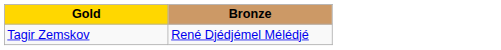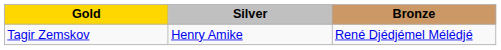+ column: (250, 14)
